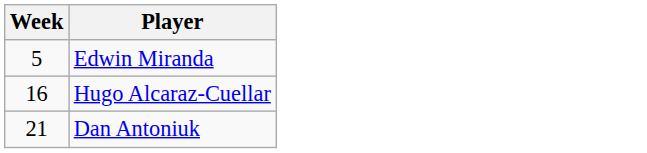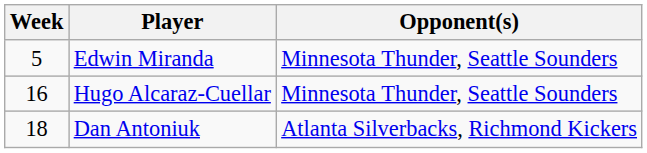+ column: (459, 22)
(37, 128) 21 -> (37, 128) 18
